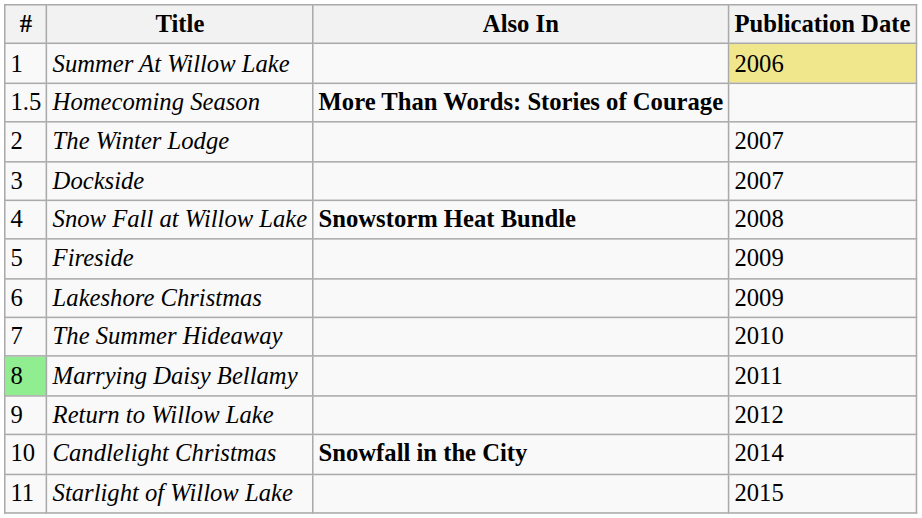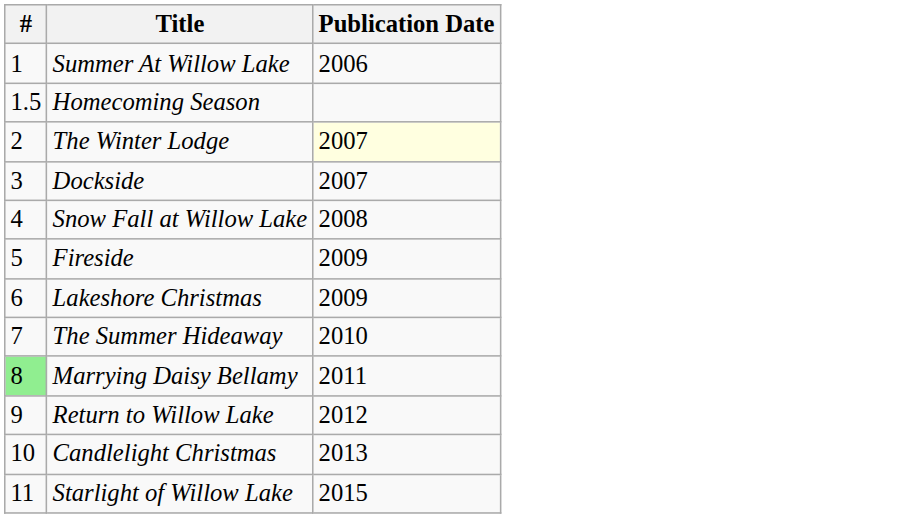- column: (521, 24)
(759, 63) khaki background -> (343, 63) no background
(759, 141) no background -> (343, 141) lightyellow background
(759, 453) 2014 -> (343, 453) 2013
